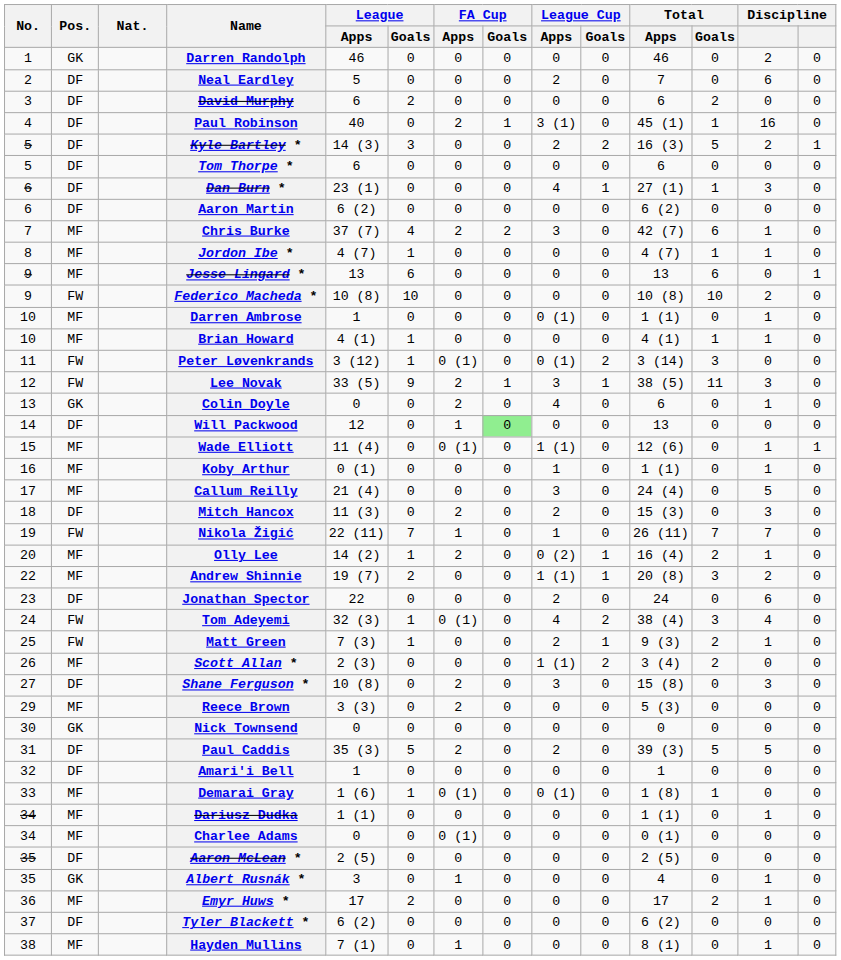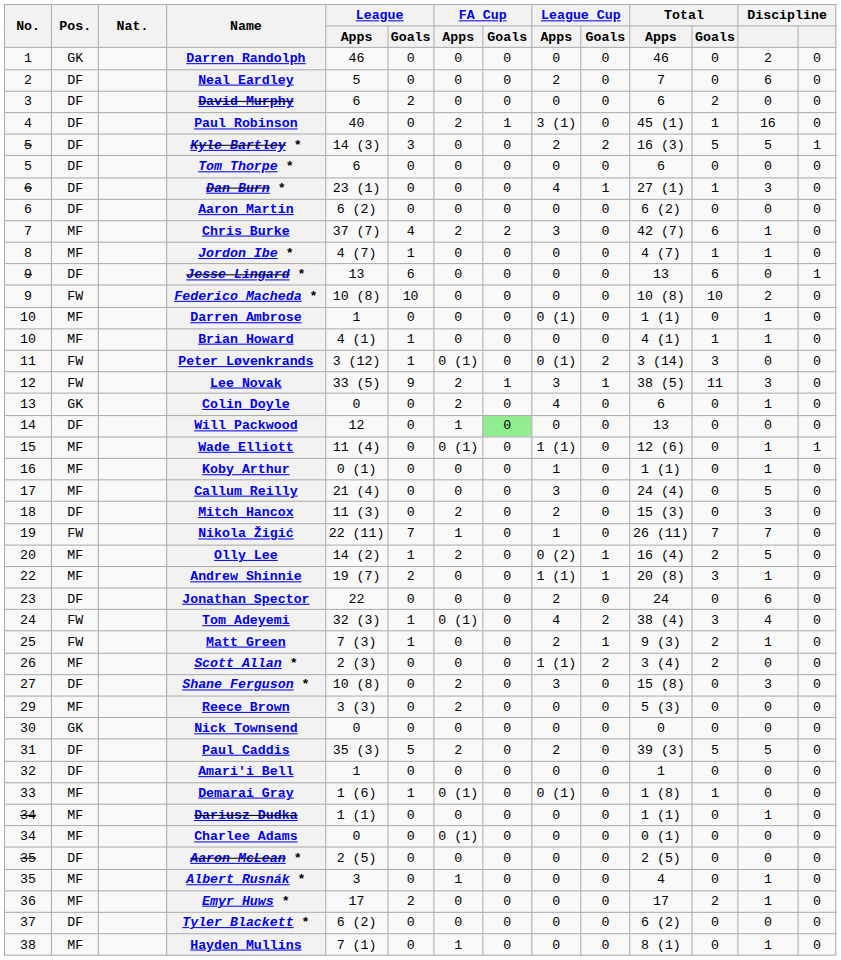(768, 145) 2 -> (768, 145) 5
(75, 275) MF -> (75, 275) DF
(768, 556) 1 -> (768, 556) 5
(768, 577) 2 -> (768, 577) 1
(75, 880) GK -> (75, 880) MF
